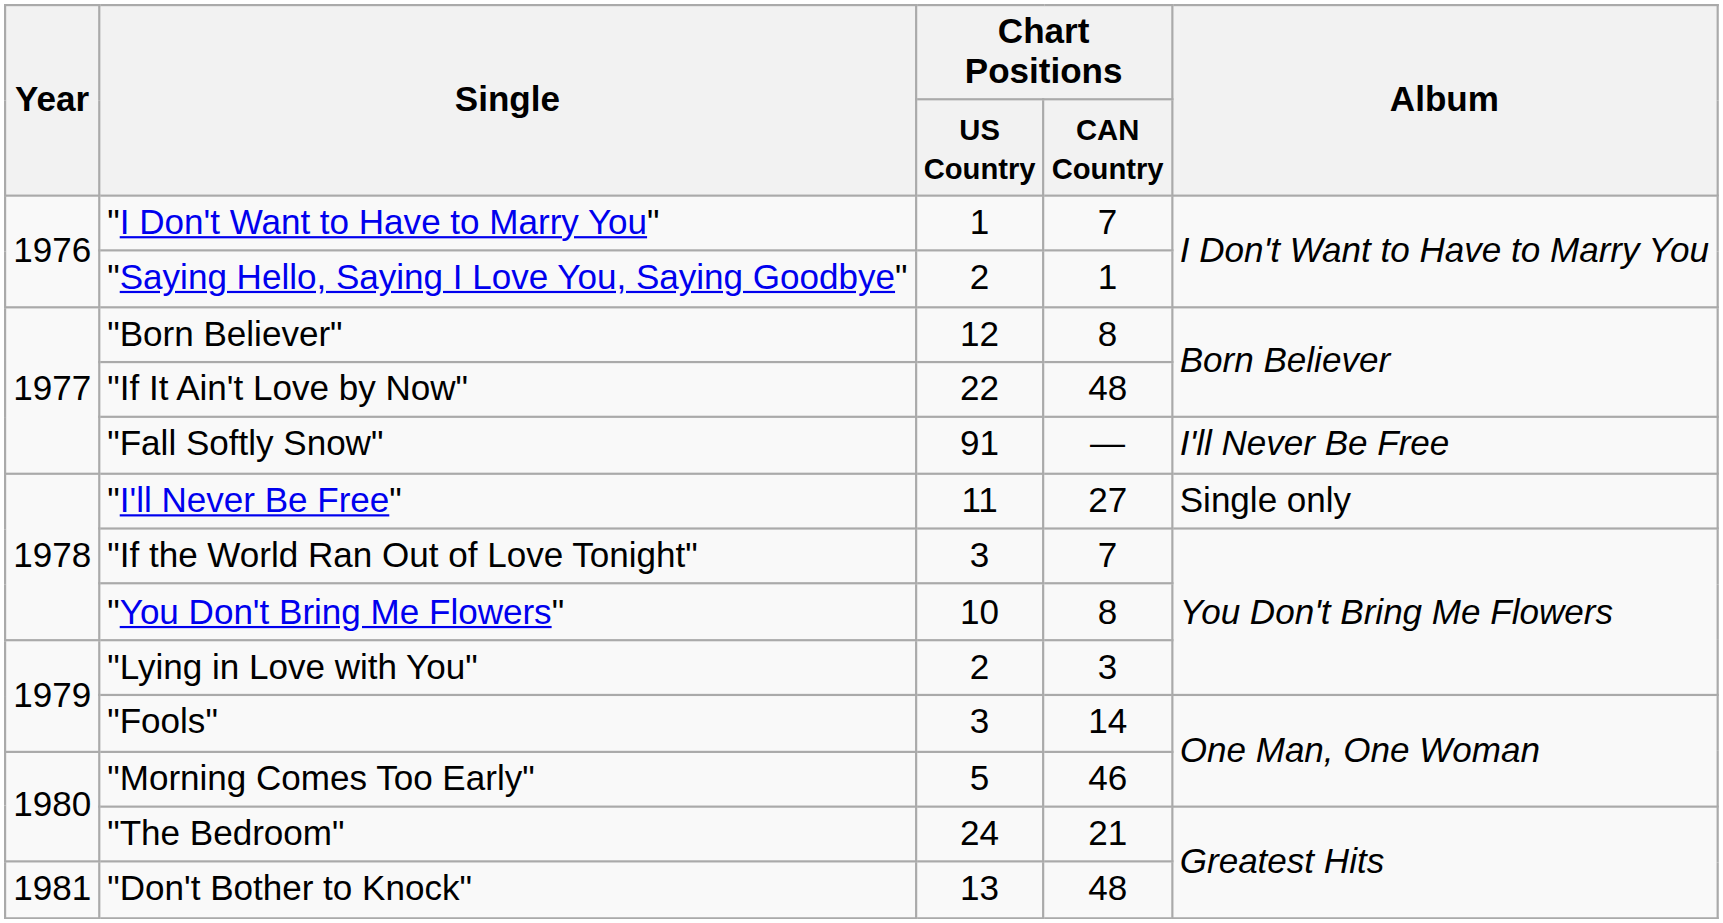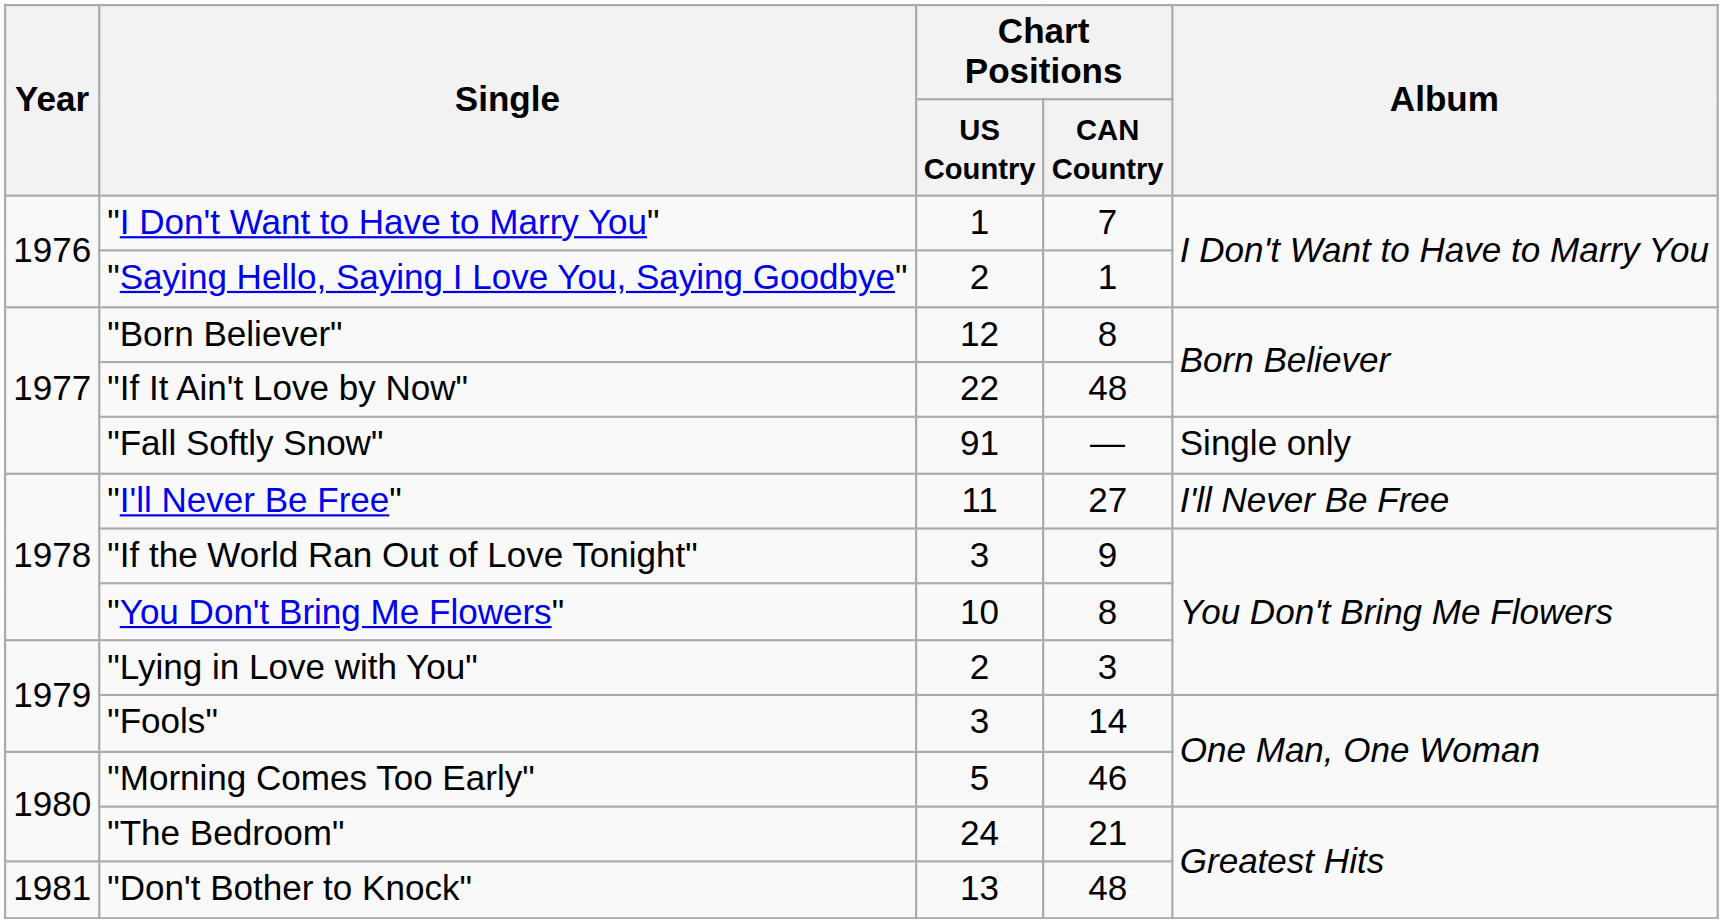(1315, 444) I'll Never Be Free -> (1265, 444) Single only
(1265, 500) Single only -> (1315, 500) I'll Never Be Free
(1108, 555) 7 -> (1108, 555) 9
